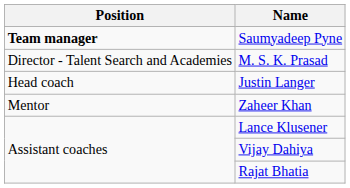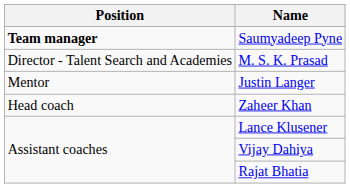(41, 82) Head coach -> (28, 82) Mentor
(28, 104) Mentor -> (41, 104) Head coach
